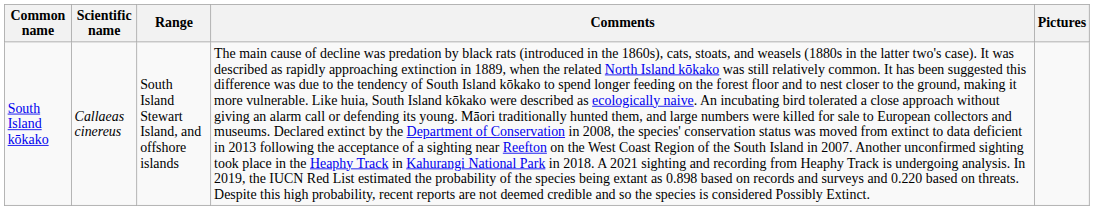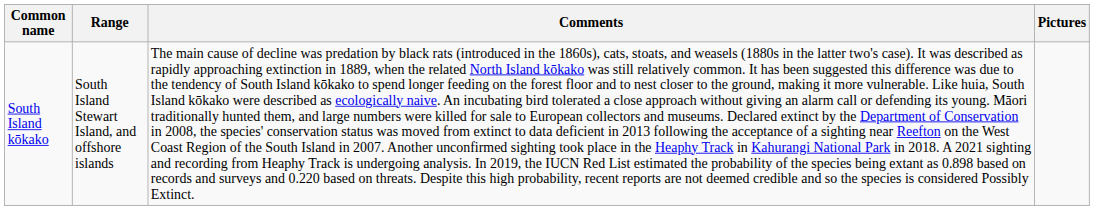- column: (104, 23)
